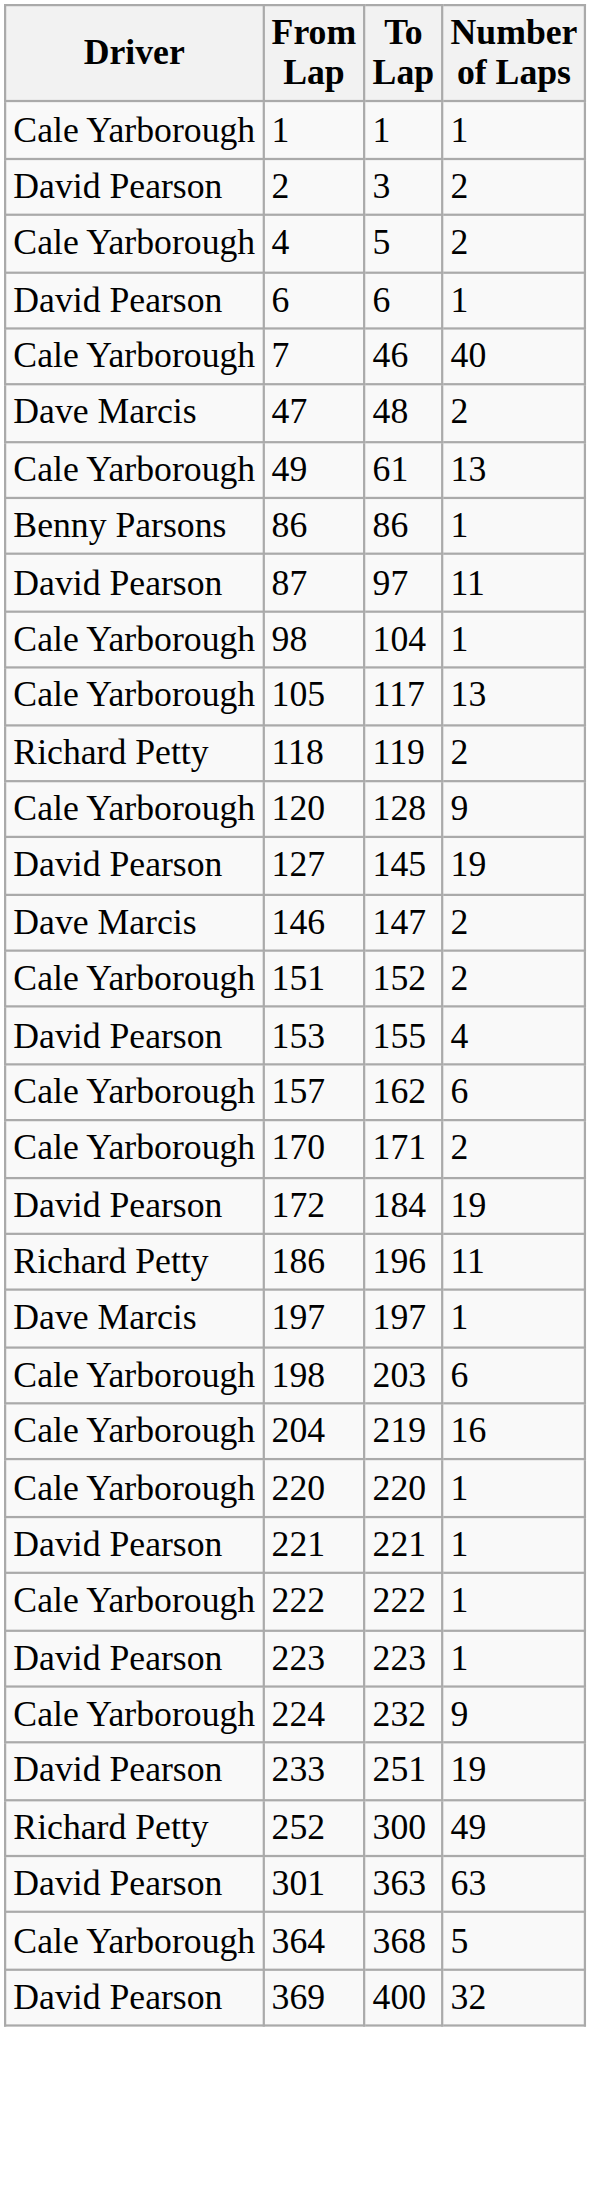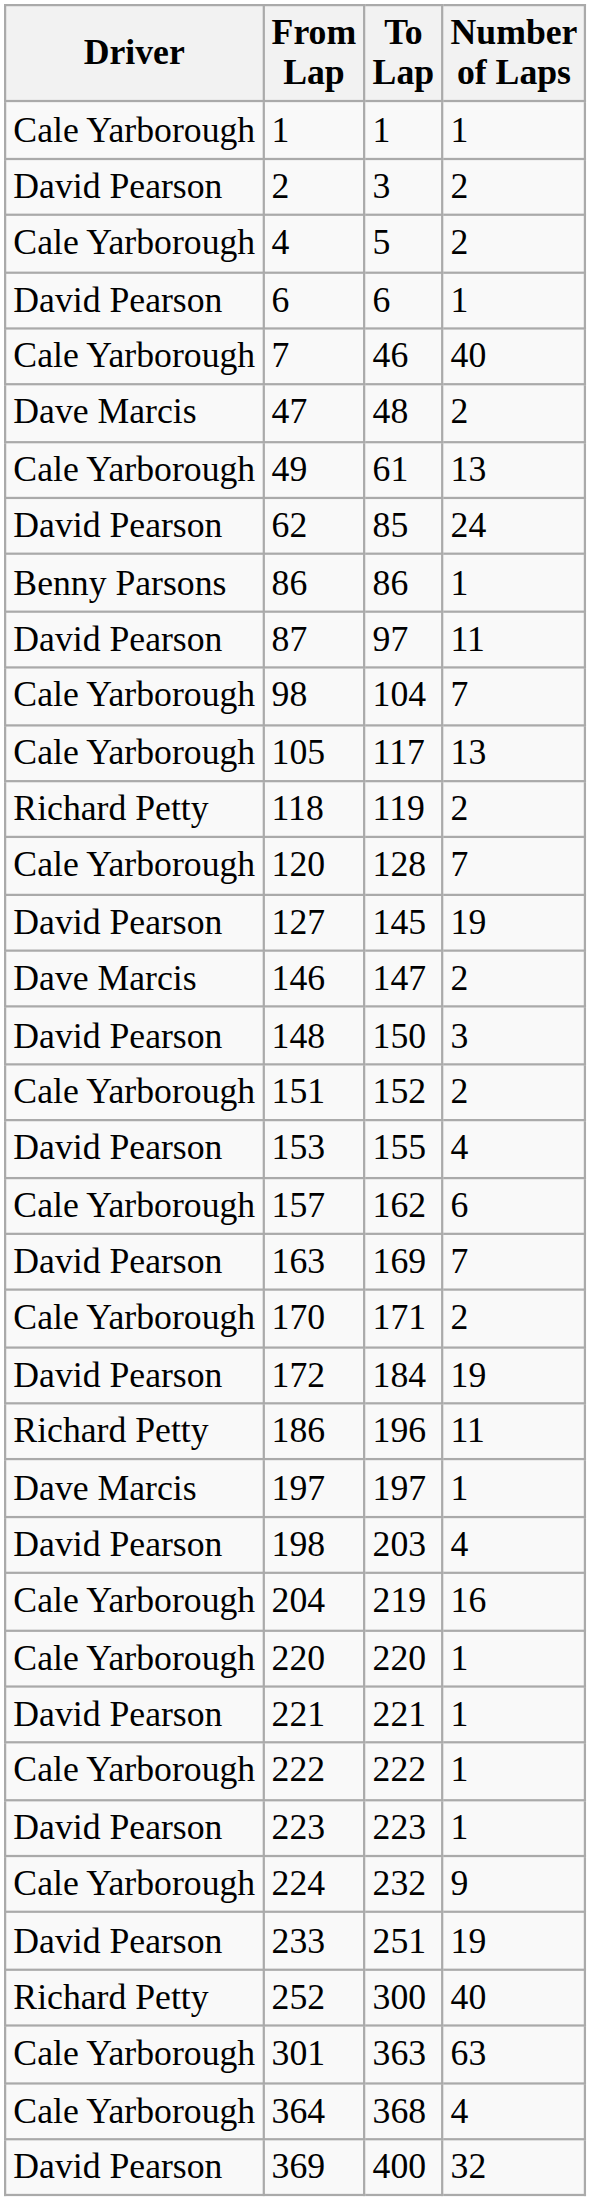+ row: (289, 525)
(459, 638) 1 -> (459, 695) 7
(459, 808) 9 -> (459, 865) 7
+ row: (298, 1034)
+ row: (298, 1261)
(134, 1374) Cale Yarborough -> (118, 1544) David Pearson
(459, 1374) 6 -> (459, 1544) 4
(468, 1827) 49 -> (468, 1996) 40
(118, 1883) David Pearson -> (134, 2053) Cale Yarborough
(459, 1940) 5 -> (459, 2110) 4
